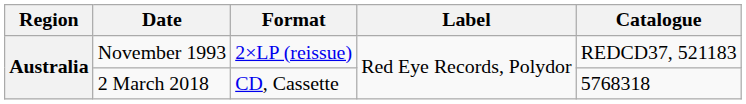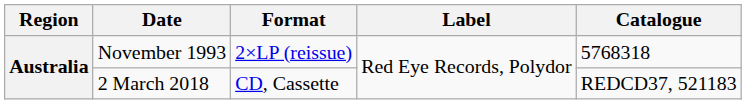(659, 51) REDCD37, 521183 -> (616, 51) 5768318
(616, 83) 5768318 -> (659, 83) REDCD37, 521183
